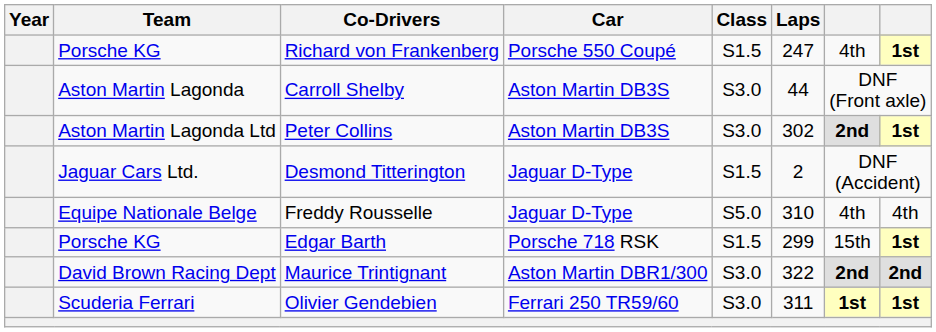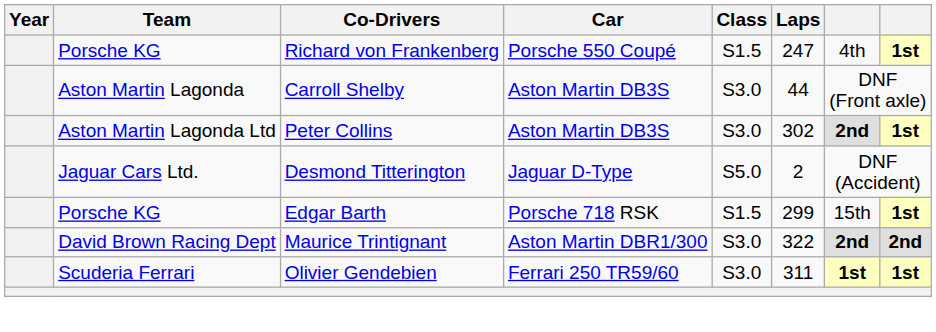(742, 172) S1.5 -> (742, 172) S5.0
- row: (359, 212)
